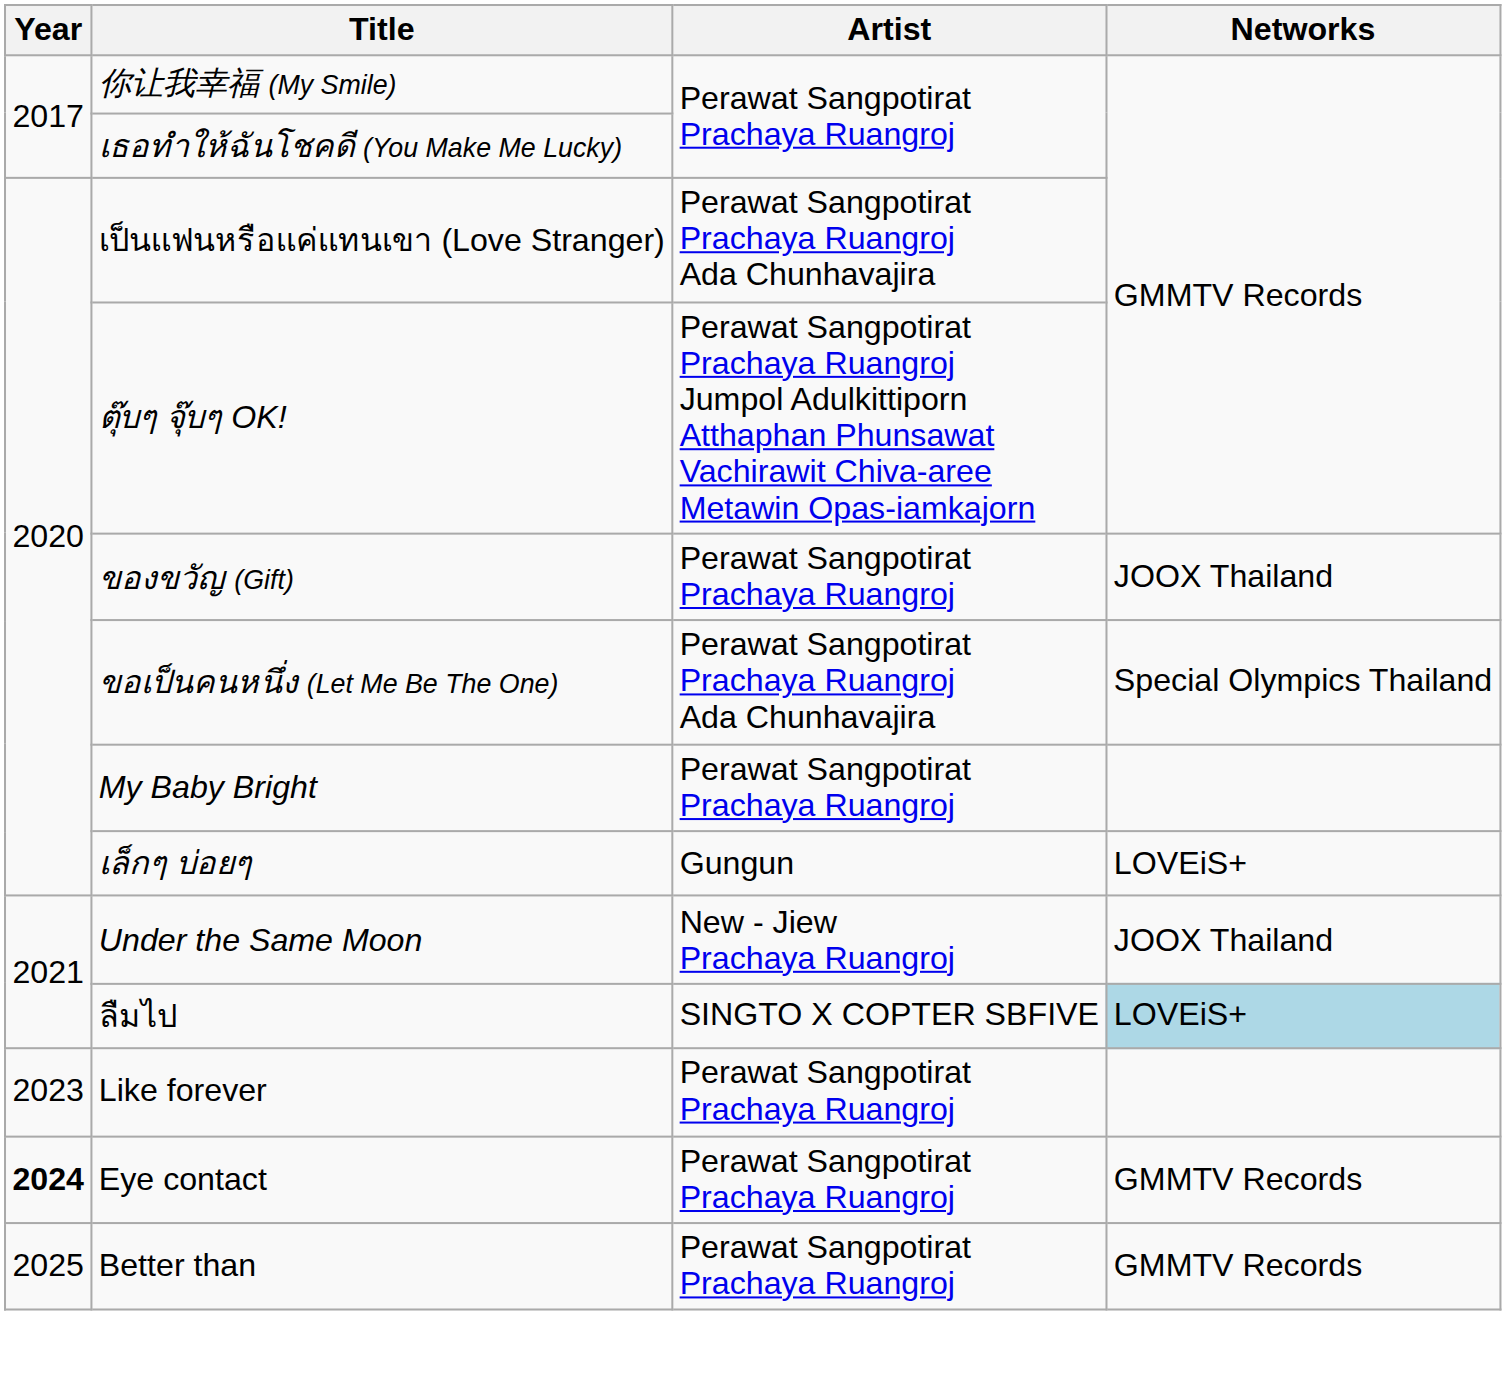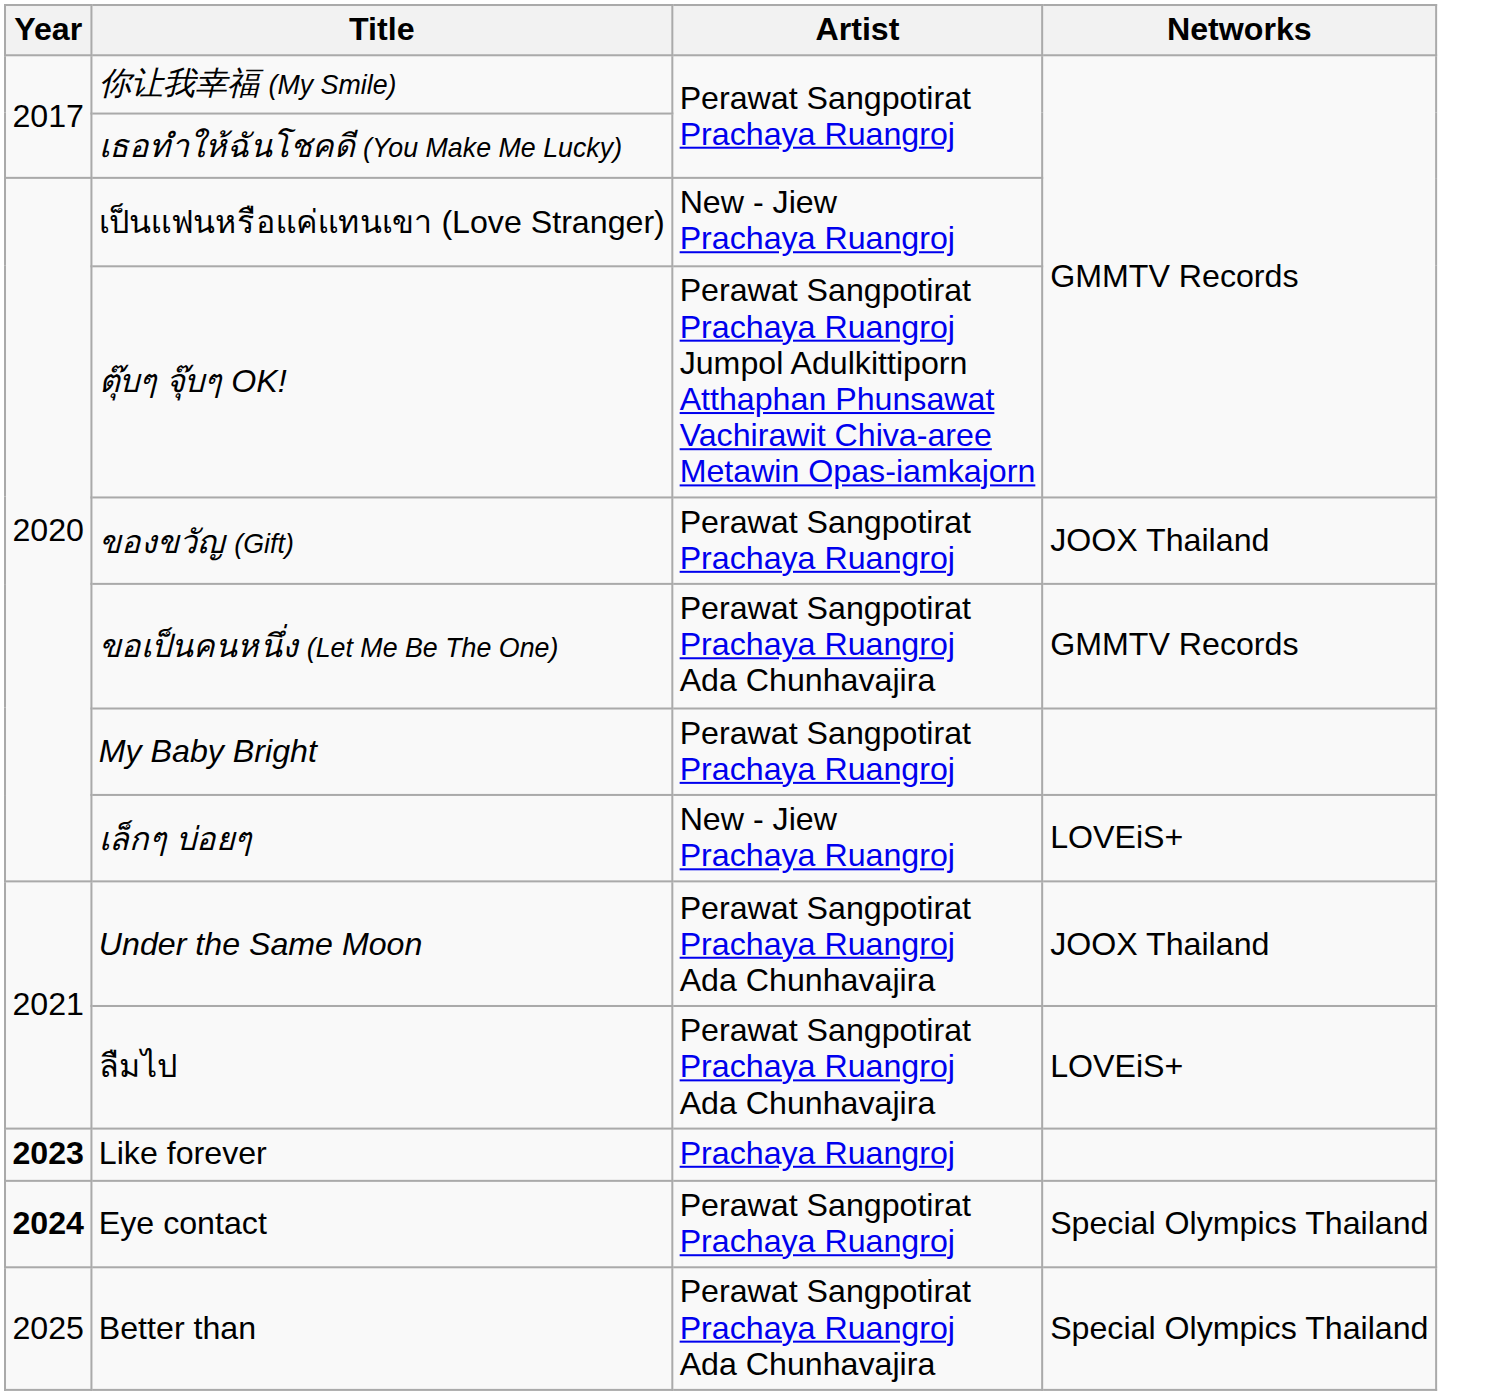(825, 239) Perawat Sangpotirat Prachaya Ruangroj Ada Chunhavajira -> (817, 221) New - Jiew Prachaya Ruangroj
(1303, 681) Special Olympics Thailand -> (1174, 645) GMMTV Records
(737, 863) Gungun -> (817, 838) New - Jiew Prachaya Ruangroj
(817, 939) New - Jiew Prachaya Ruangroj -> (825, 943) Perawat Sangpotirat Prachaya Ruangroj Ada Chunhavajira
(889, 1015) SINGTO X COPTER SBFIVE -> (825, 1066) Perawat Sangpotirat Prachaya Ruangroj Ada Chunhavajira
(1180, 1015) lightblue background -> (1117, 1066) no background
(48, 1091) normal -> (48, 1153) bold
(825, 1091) Perawat Sangpotirat Prachaya Ruangroj -> (817, 1153) Prachaya Ruangroj
(1238, 1178) GMMTV Records -> (1239, 1222) Special Olympics Thailand
(825, 1265) Perawat Sangpotirat Prachaya Ruangroj -> (825, 1328) Perawat Sangpotirat Prachaya Ruangroj Ada Chunhavajira
(1238, 1265) GMMTV Records -> (1239, 1328) Special Olympics Thailand
